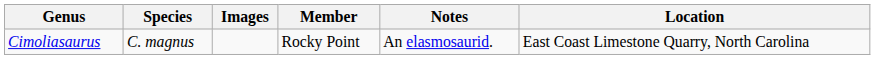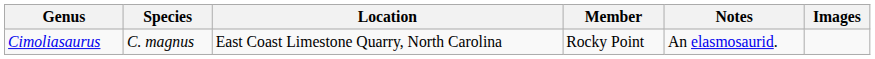columns swapped: (695, 16) <-> (245, 16)
